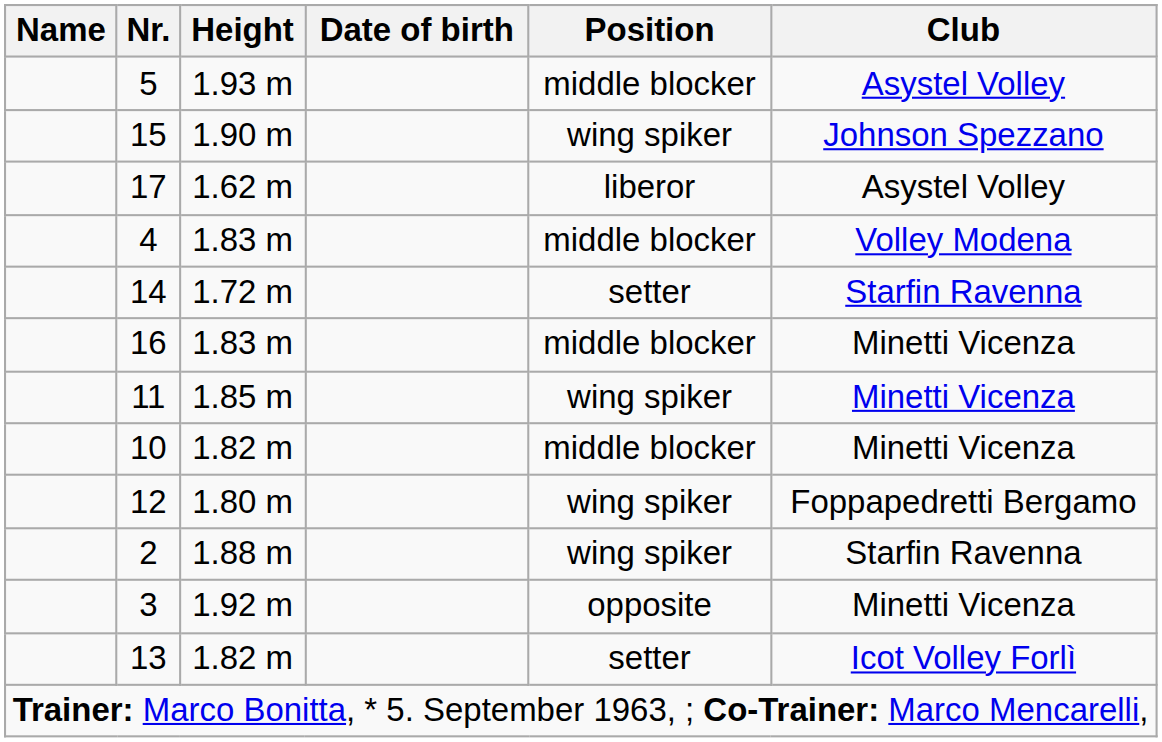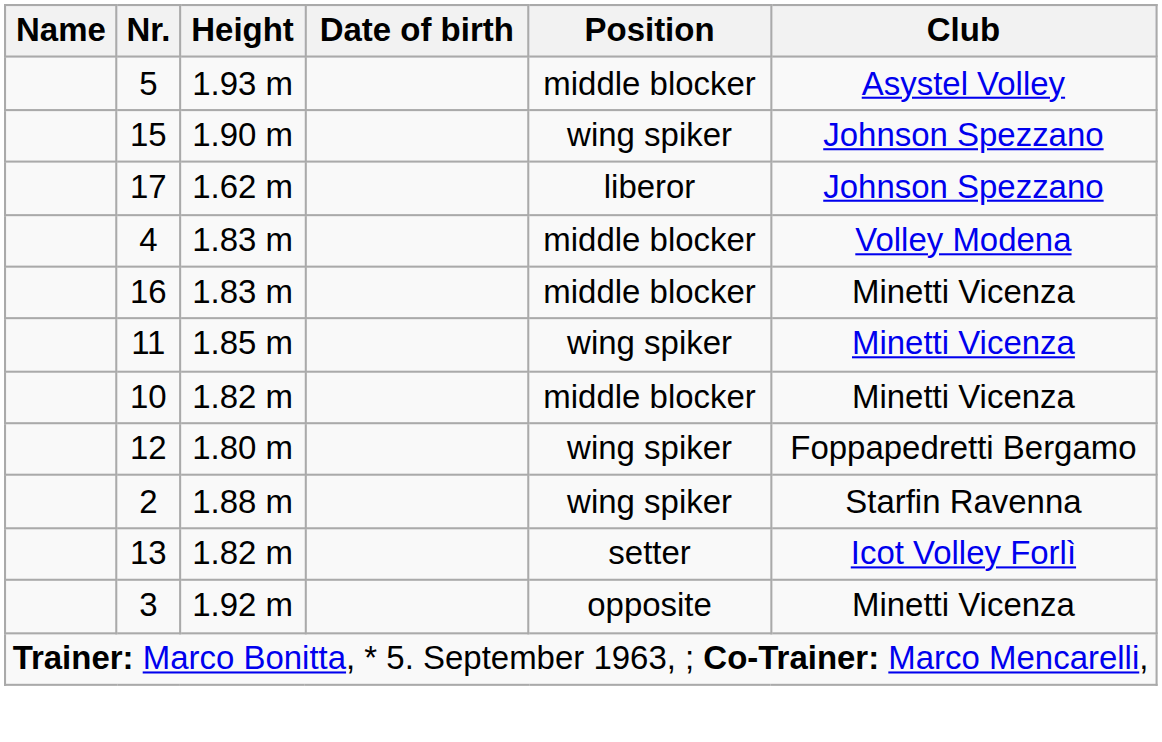(963, 187) Asystel Volley -> (963, 187) Johnson Spezzano
- row: (148, 291)
rows swapped: (148, 657) <-> (148, 605)
